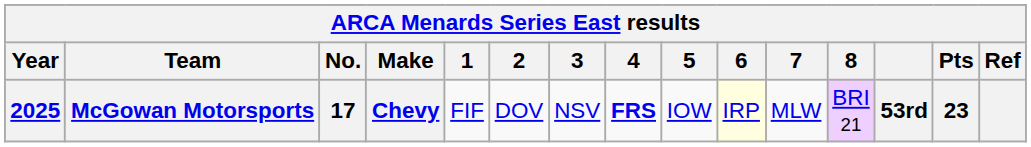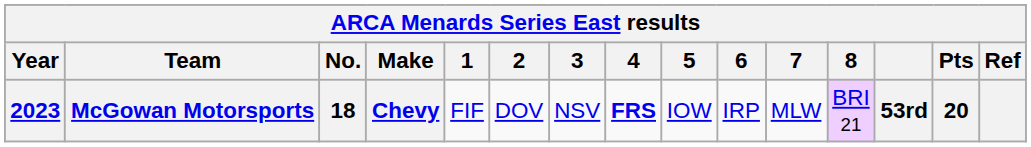(35, 111) 2025 -> (35, 111) 2023
(343, 111) 17 -> (343, 111) 18
(741, 111) lightyellow background -> (741, 111) no background
(956, 111) 23 -> (956, 111) 20
